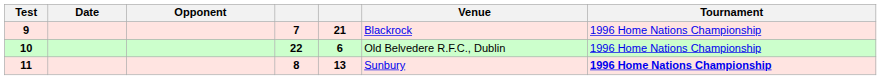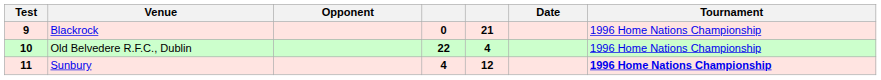columns swapped: (87, 13) <-> (475, 13)
(296, 30) 7 -> (444, 30) 0
(340, 48) 6 -> (487, 48) 4
(296, 65) 8 -> (444, 65) 4
(340, 65) 13 -> (487, 65) 12
